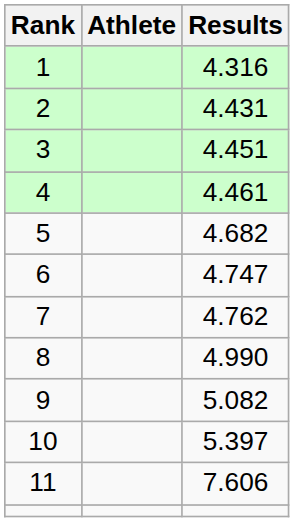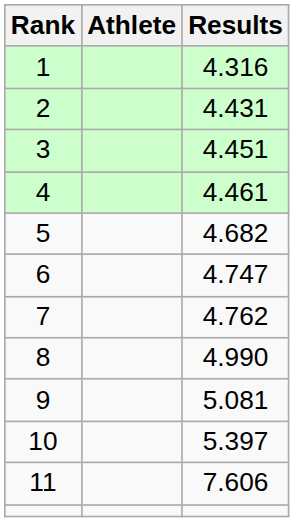(236, 399) 5.082 -> (236, 399) 5.081
